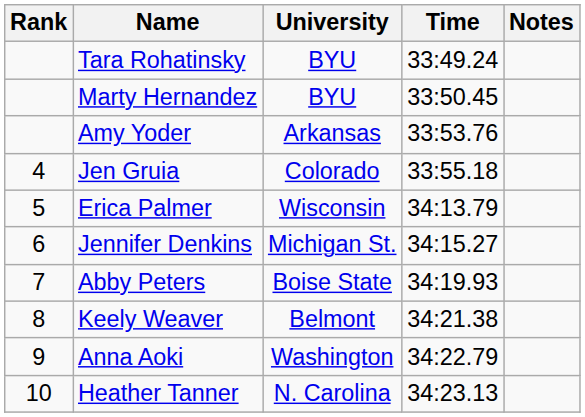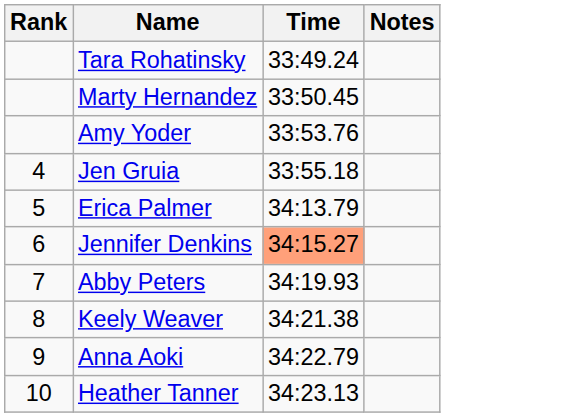- column: (332, 23)
(453, 245) no background -> (313, 245) lightsalmon background
